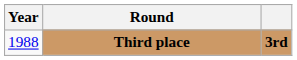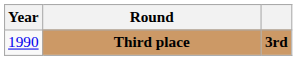(23, 42) 1988 -> (23, 42) 1990
